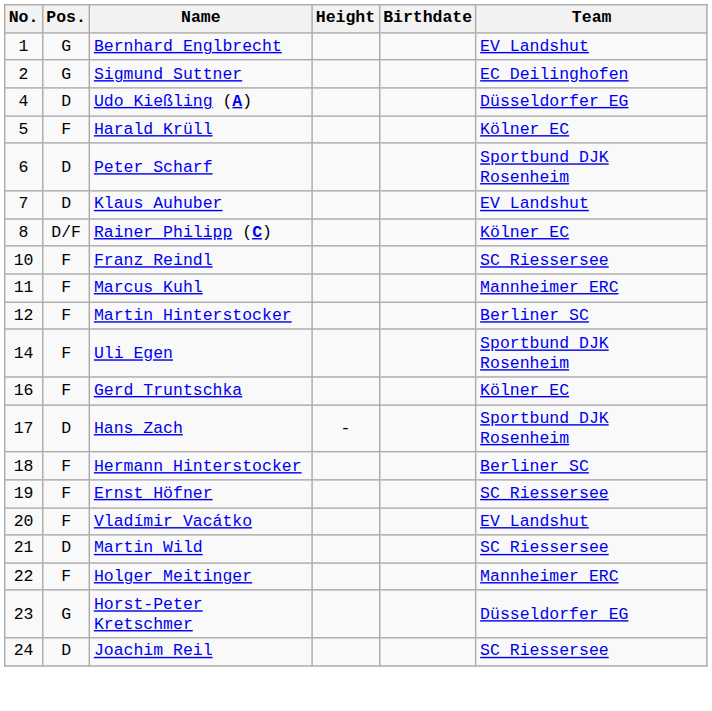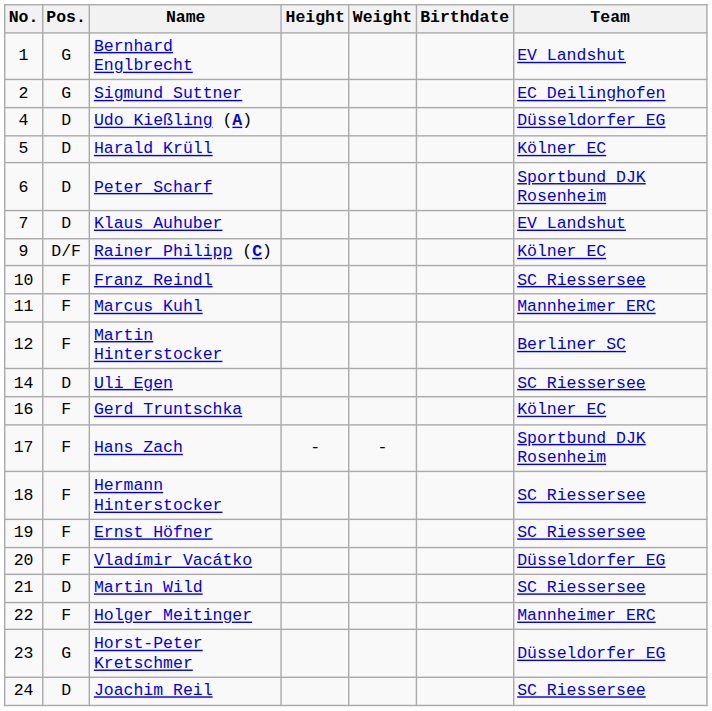+ column: (383, 18)
(66, 129) F -> (66, 149) D
(24, 232) 8 -> (24, 252) 9
(66, 353) F -> (66, 382) D
(544, 353) Sportbund DJK Rosenheim -> (581, 382) SC Riessersee
(66, 428) D -> (66, 448) F
(535, 465) Berliner SC -> (581, 495) SC Riessersee
(535, 521) EV Landshut -> (591, 560) Düsseldorfer EG
